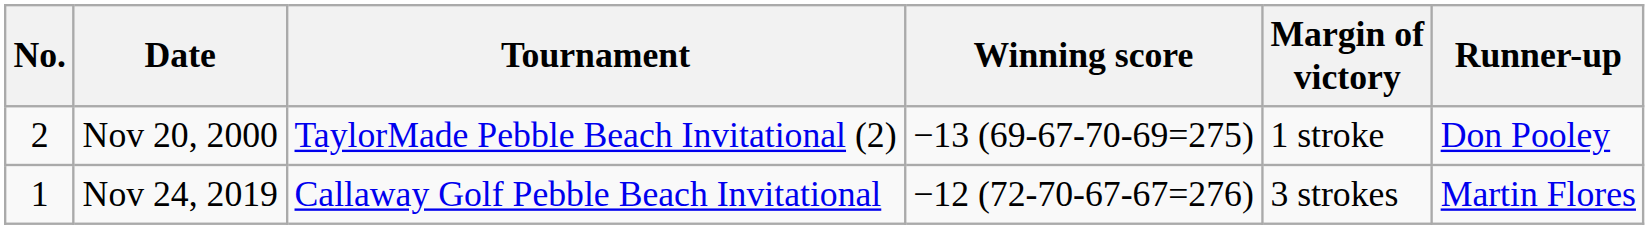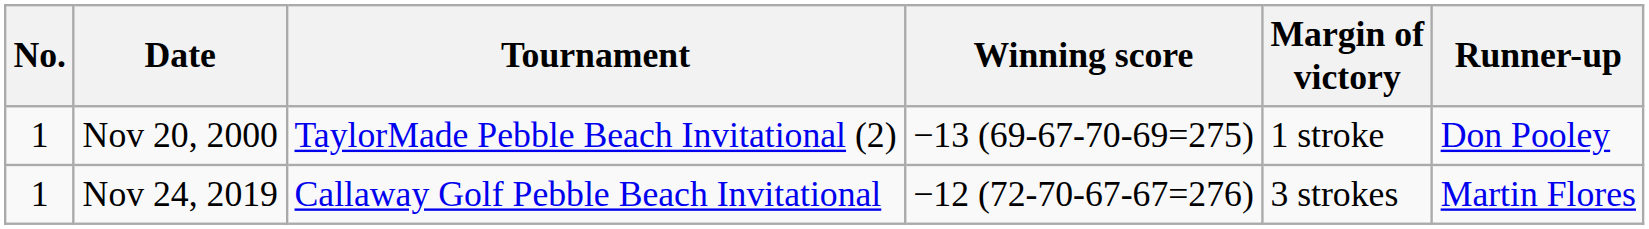(40, 135) 2 -> (40, 135) 1
